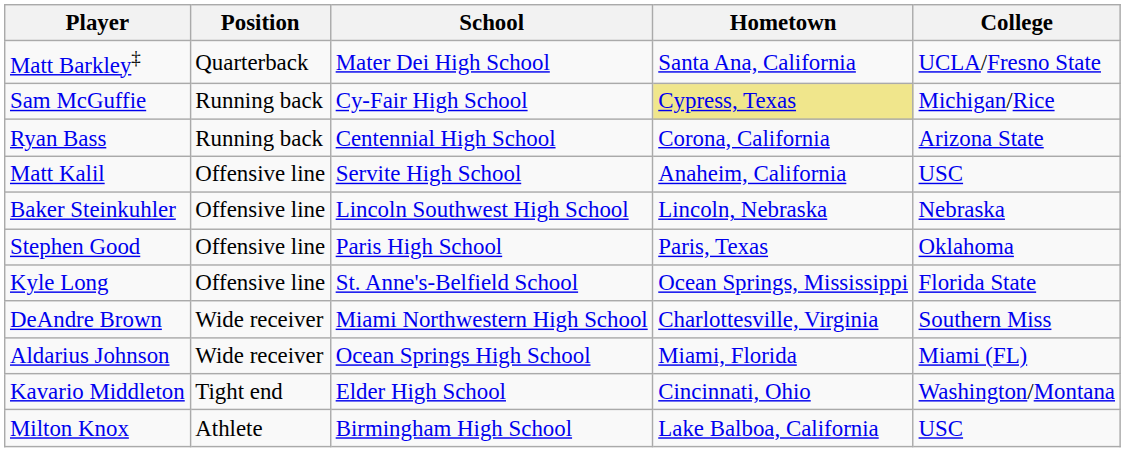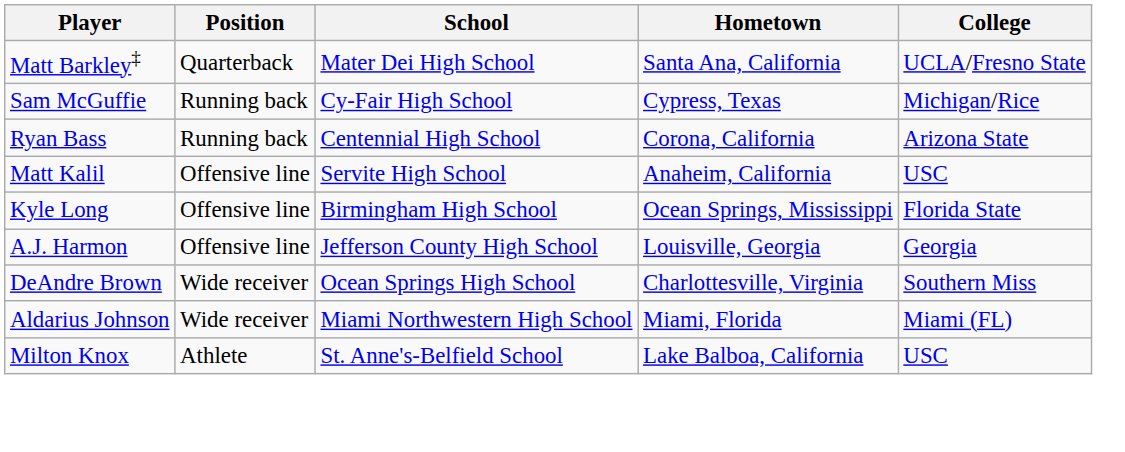(727, 101) khaki background -> (712, 101) no background
- row: (93, 210)
- row: (75, 246)
(457, 282) St. Anne's-Belfield School -> (439, 210) Birmingham High School
+ row: (69, 246)
(492, 319) Miami Northwestern High School -> (448, 282) Ocean Springs High School
(463, 355) Ocean Springs High School -> (476, 319) Miami Northwestern High School
- row: (97, 391)
(454, 427) Birmingham High School -> (442, 355) St. Anne's-Belfield School
